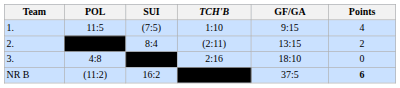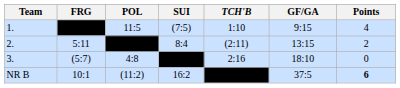+ column: (81, 12)
